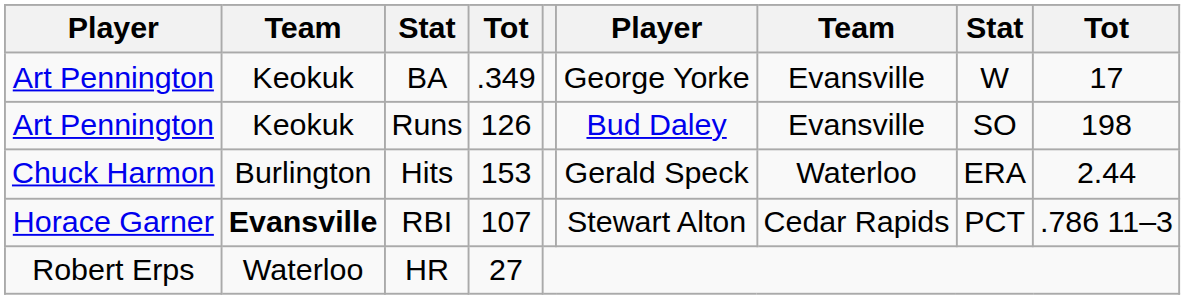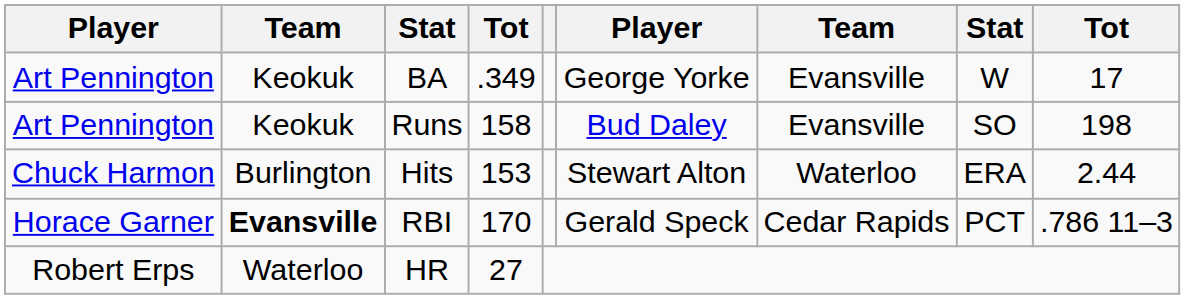(506, 125) 126 -> (506, 125) 158
(657, 173) Gerald Speck -> (657, 173) Stewart Alton
(506, 221) 107 -> (506, 221) 170
(657, 221) Stewart Alton -> (657, 221) Gerald Speck
